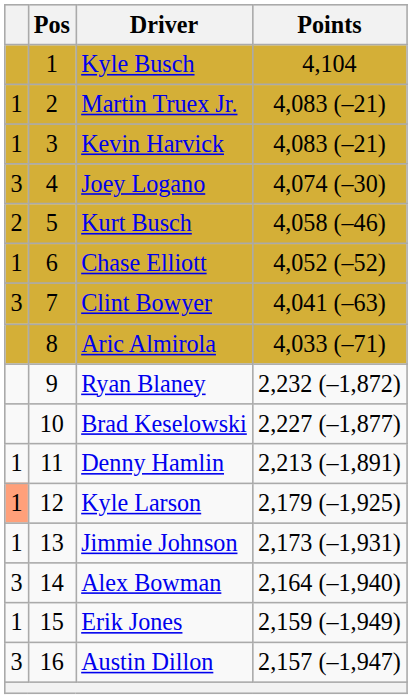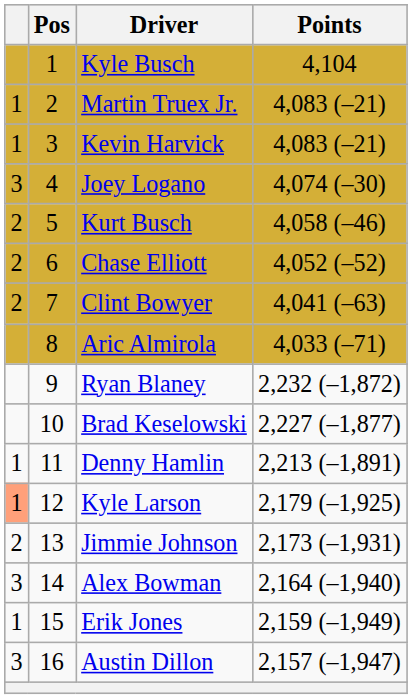(16, 263) 1 -> (16, 263) 2
(16, 303) 3 -> (16, 303) 2
(16, 542) 1 -> (16, 542) 2
